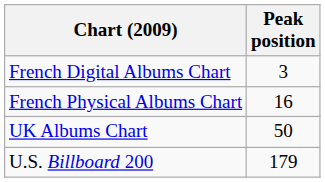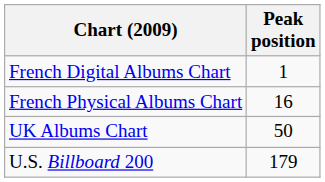(283, 71) 3 -> (283, 71) 1
